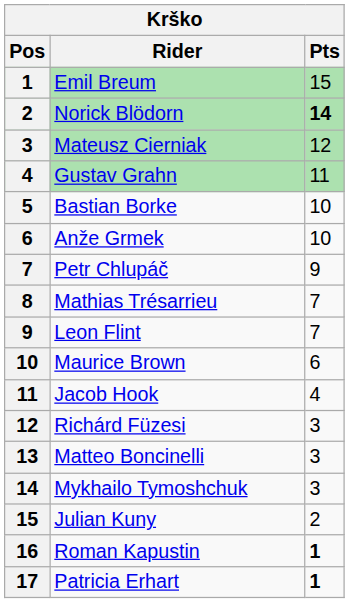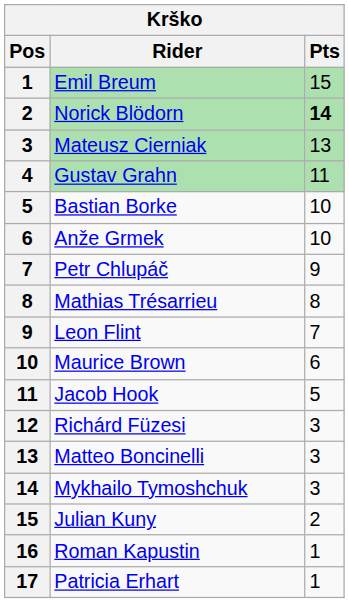(320, 144) 12 -> (320, 144) 13
(315, 301) 7 -> (315, 301) 8
(315, 394) 4 -> (315, 394) 5
(315, 550) bold -> (315, 550) normal
(315, 581) bold -> (315, 581) normal
